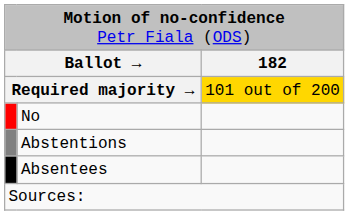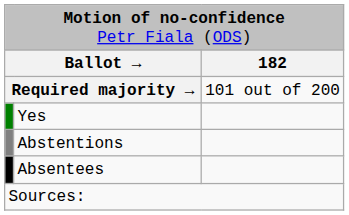(273, 90) gold background -> (273, 90) no background
+ row: (32, 116)
- row: (31, 116)
